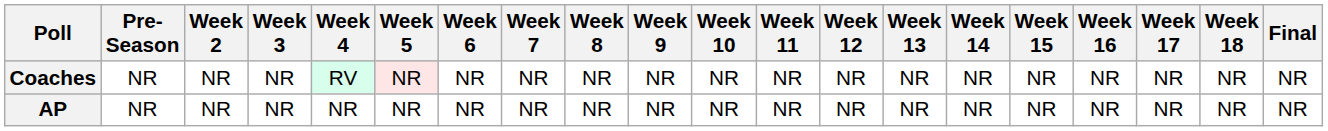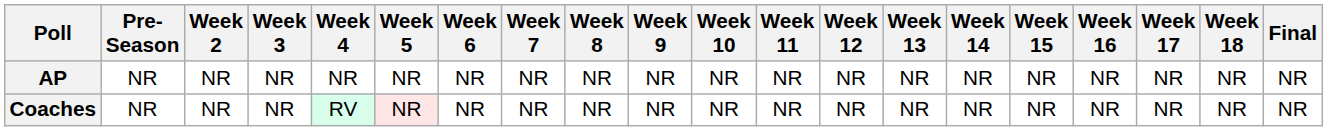rows swapped: (53, 110) <-> (53, 77)
